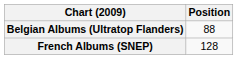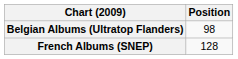(209, 29) 88 -> (209, 29) 98
